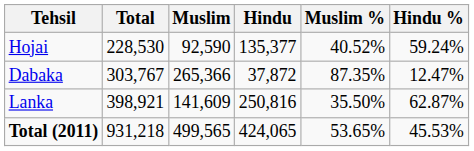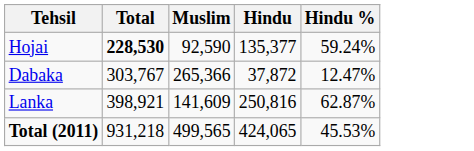- column: (345, 18)
(135, 46) normal -> (135, 46) bold
